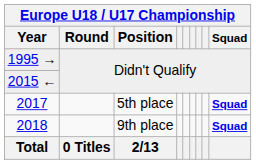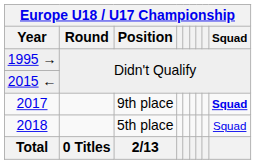(145, 103) 5th place -> (145, 103) 9th place
(145, 125) 9th place -> (145, 125) 5th place
(230, 125) bold -> (230, 126) normal
